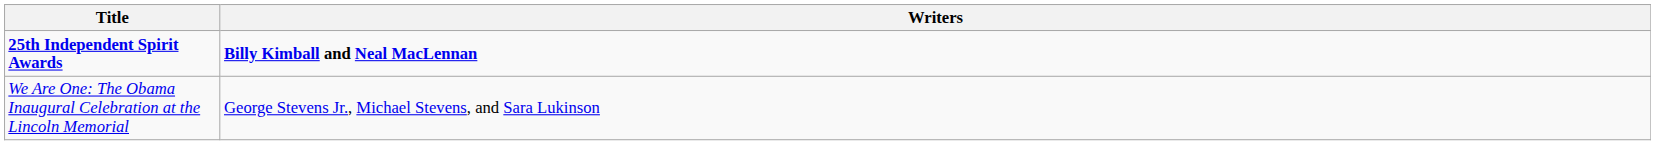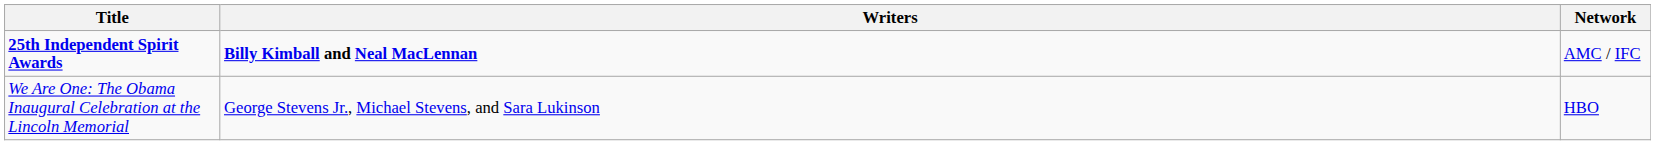+ column: (1605, 17)
